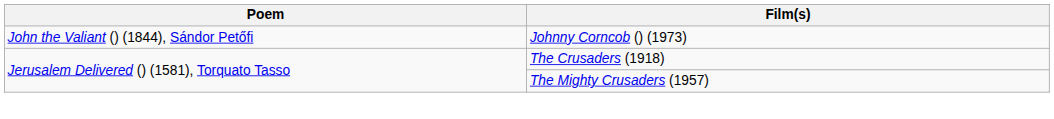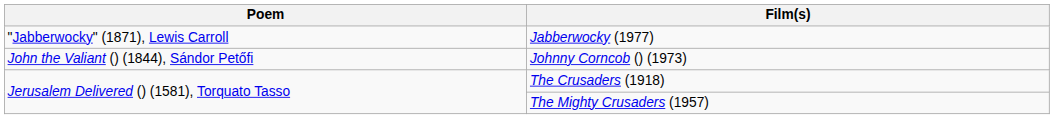+ row: (592, 37)
